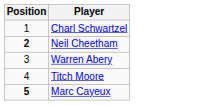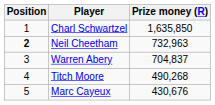+ column: (170, 12)
(27, 92) bold -> (27, 92) normal
